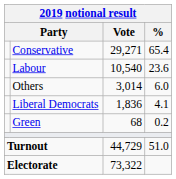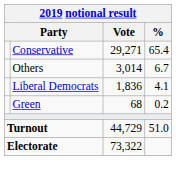- row: (29, 68)
(162, 86) 6.0 -> (162, 68) 6.7
